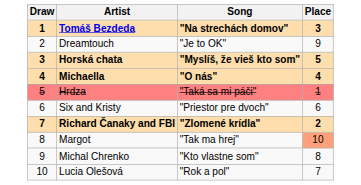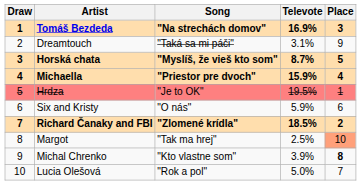+ column: (302, 12)
(203, 44) "Je to OK" -> (196, 44) "Taká sa mi páči"
(198, 76) "O nás" -> (207, 76) "Priestor pre dvoch"
(218, 92) "Taká sa mi páči" -> (180, 92) "Je to OK"
(224, 108) "Priestor pre dvoch" -> (174, 108) "O nás"
(318, 156) normal -> (340, 156) bold
